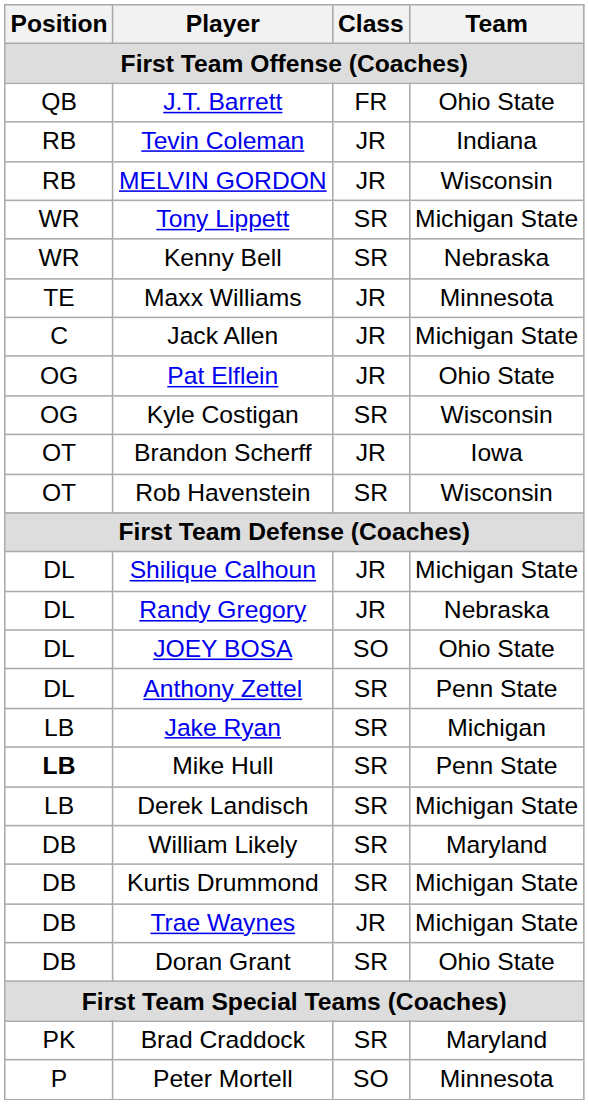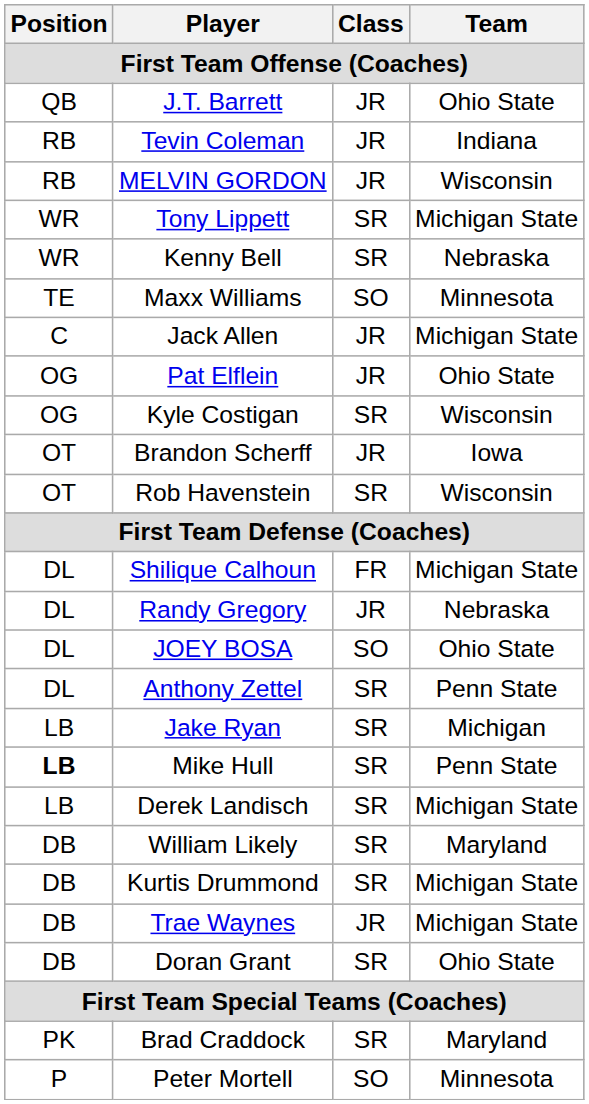(371, 102) FR -> (371, 102) JR
(371, 297) JR -> (371, 297) SO
(371, 571) JR -> (371, 571) FR
